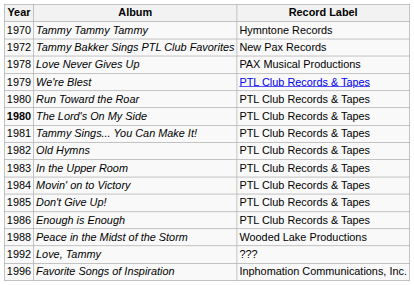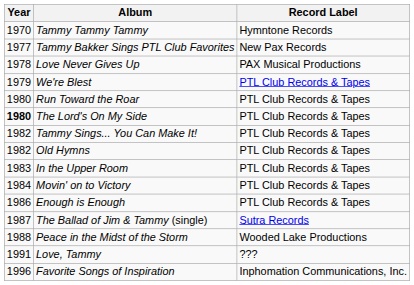(19, 47) 1972 -> (19, 47) 1977
(19, 133) 1981 -> (19, 133) 1982
- row: (71, 202)
+ row: (122, 220)
(19, 254) 1992 -> (19, 254) 1991
